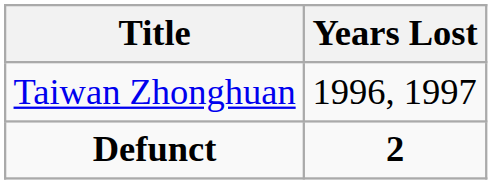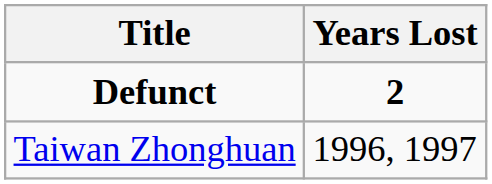rows swapped: (155, 149) <-> (155, 91)
